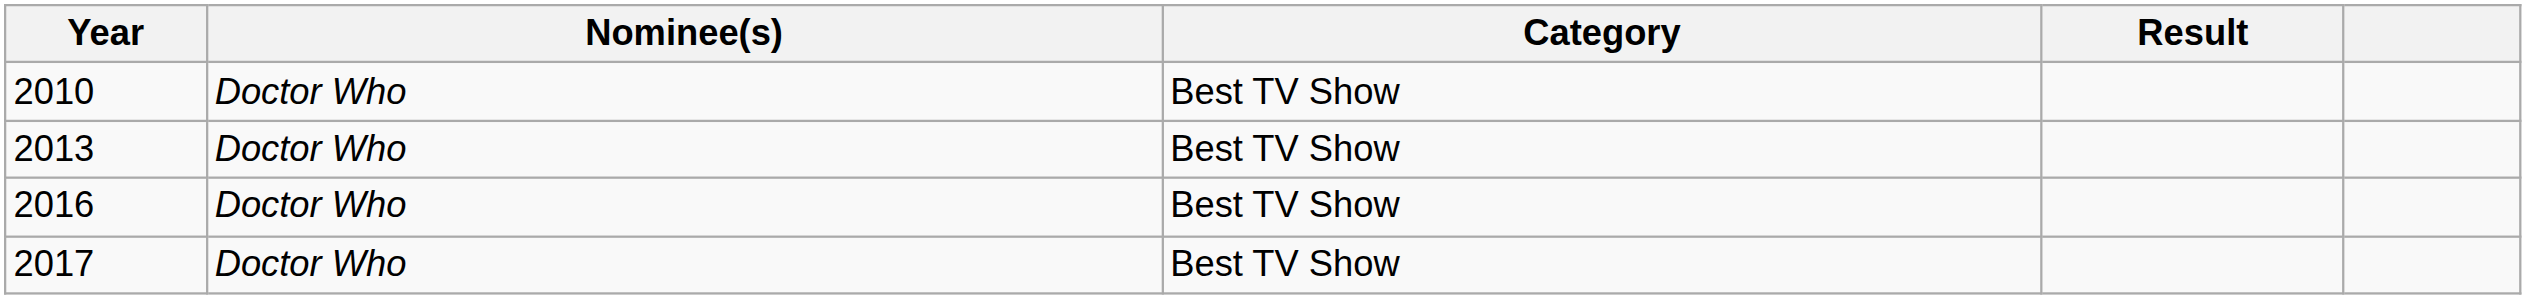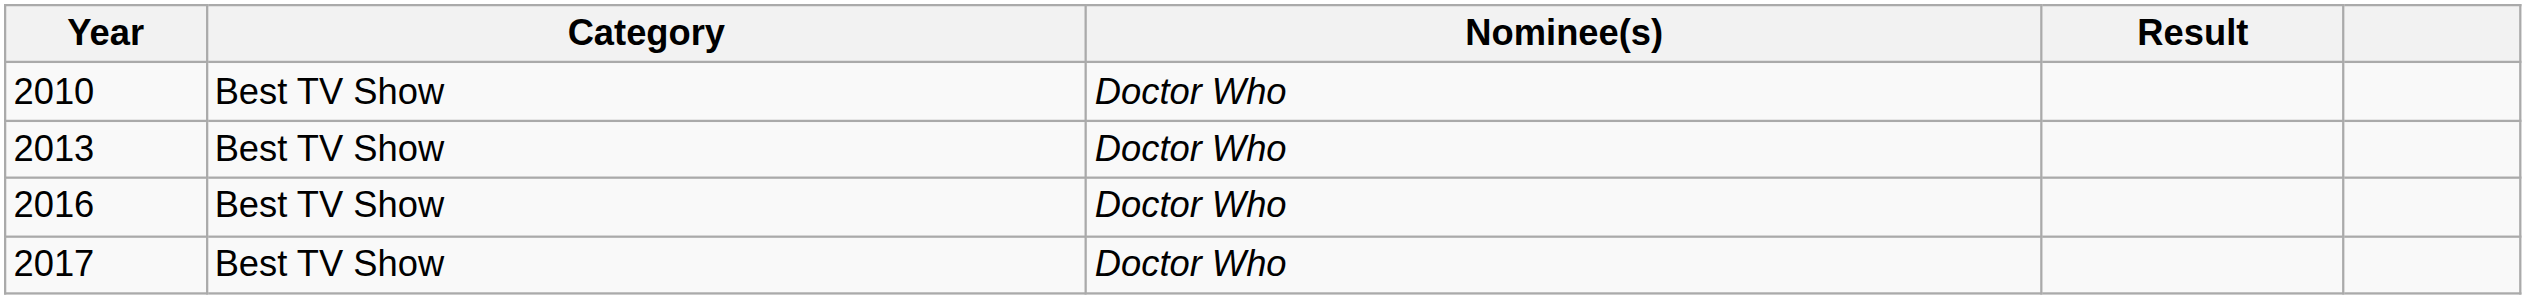columns swapped: (1602, 33) <-> (684, 33)
